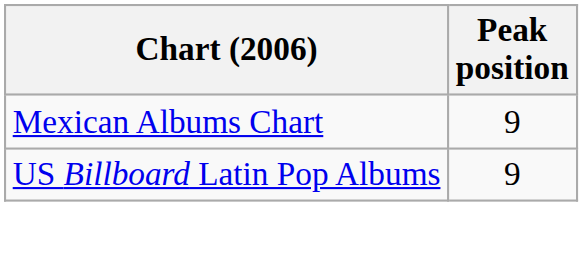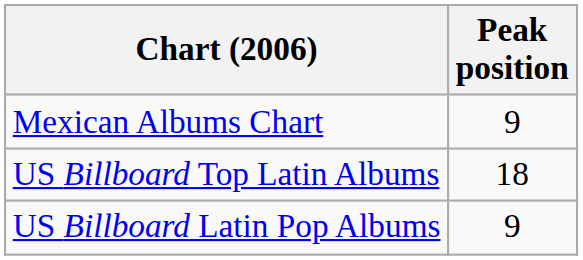+ row: (226, 173)
